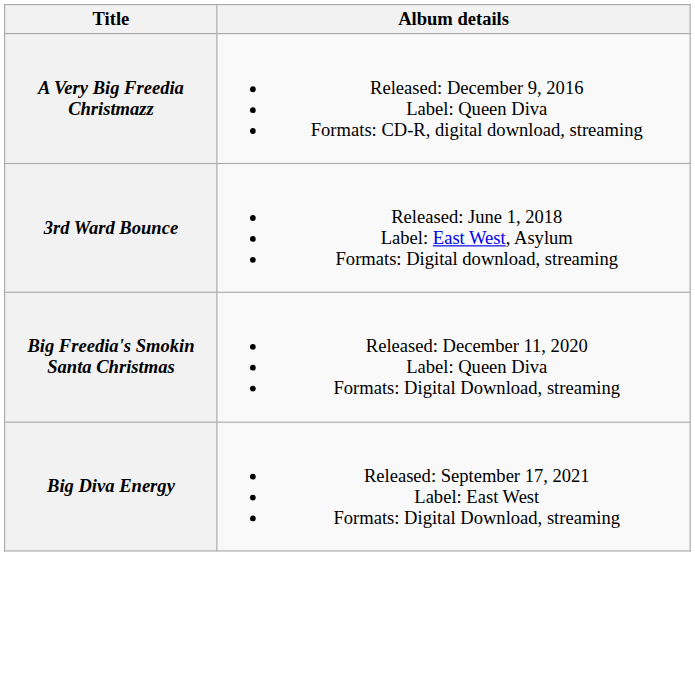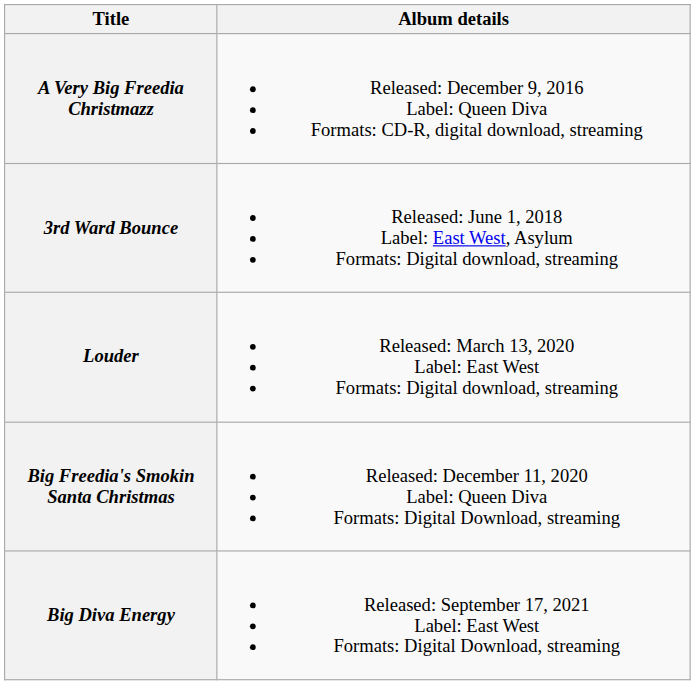+ row: (111, 356)
